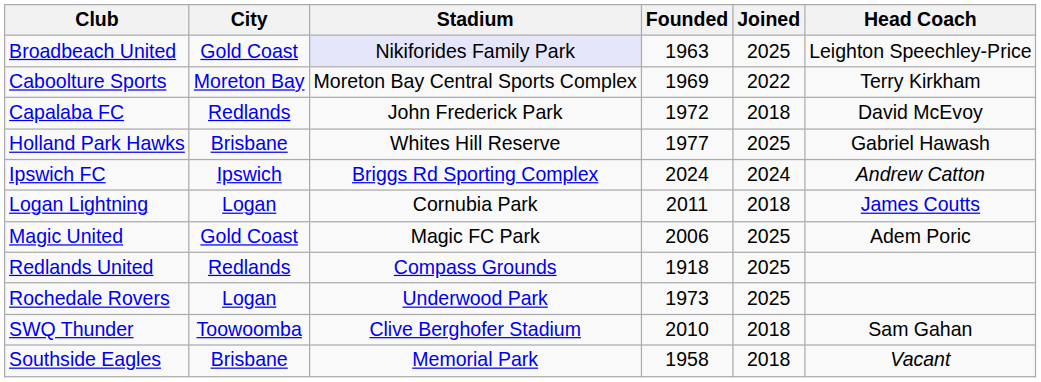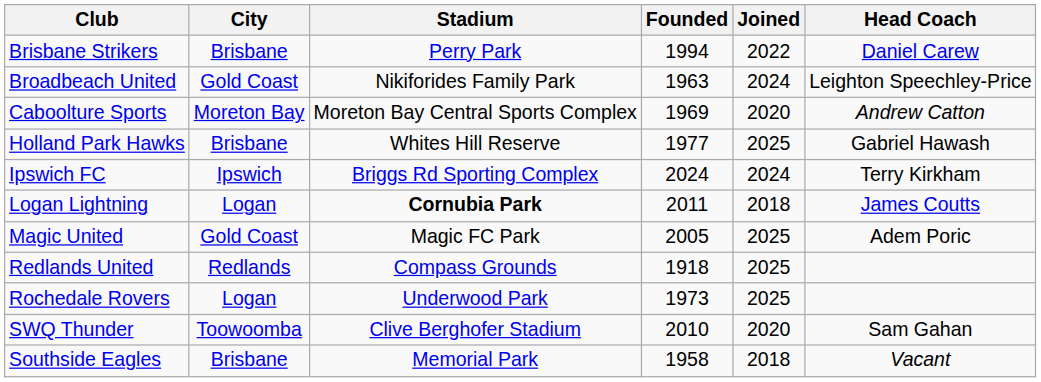+ row: (83, 50)
(475, 50) lavender background -> (475, 81) no background
(769, 50) 2025 -> (769, 81) 2024
(769, 81) 2022 -> (769, 112) 2020
(920, 81) Terry Kirkham -> (920, 112) Andrew Catton
- row: (67, 112)
(920, 174) Andrew Catton -> (920, 174) Terry Kirkham
(475, 205) normal -> (475, 205) bold
(687, 236) 2006 -> (687, 236) 2005
(769, 329) 2018 -> (769, 329) 2020
